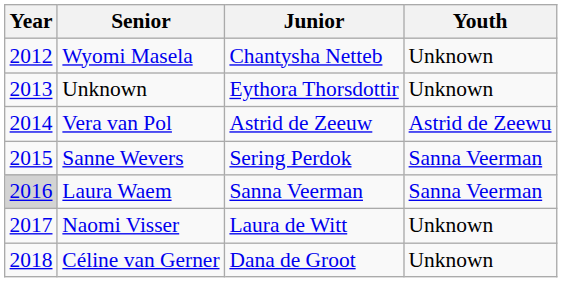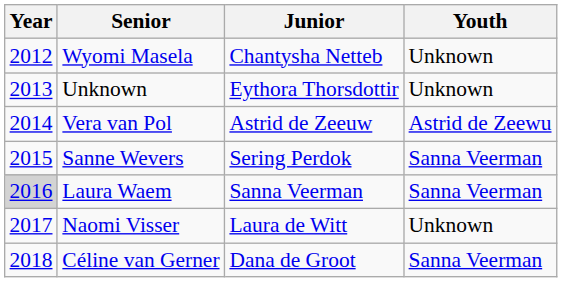(451, 259) Unknown -> (475, 259) Sanna Veerman
